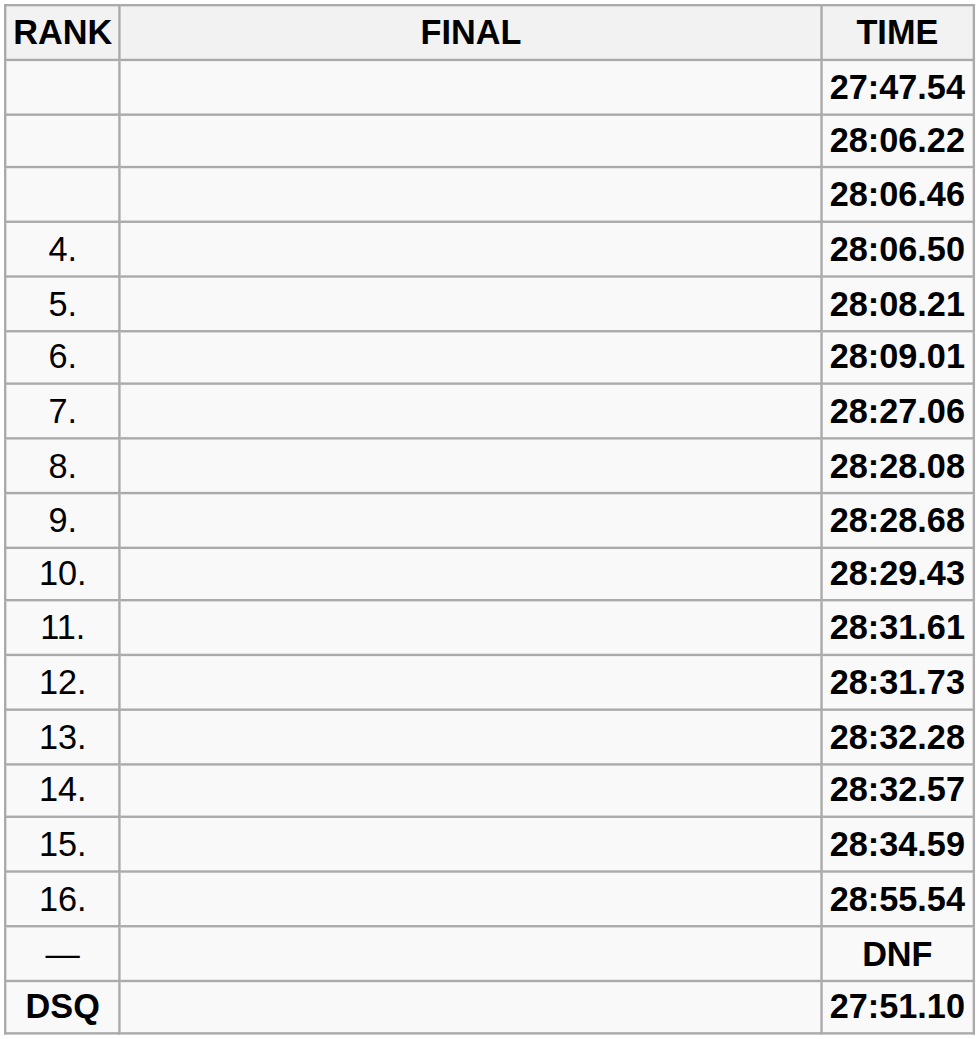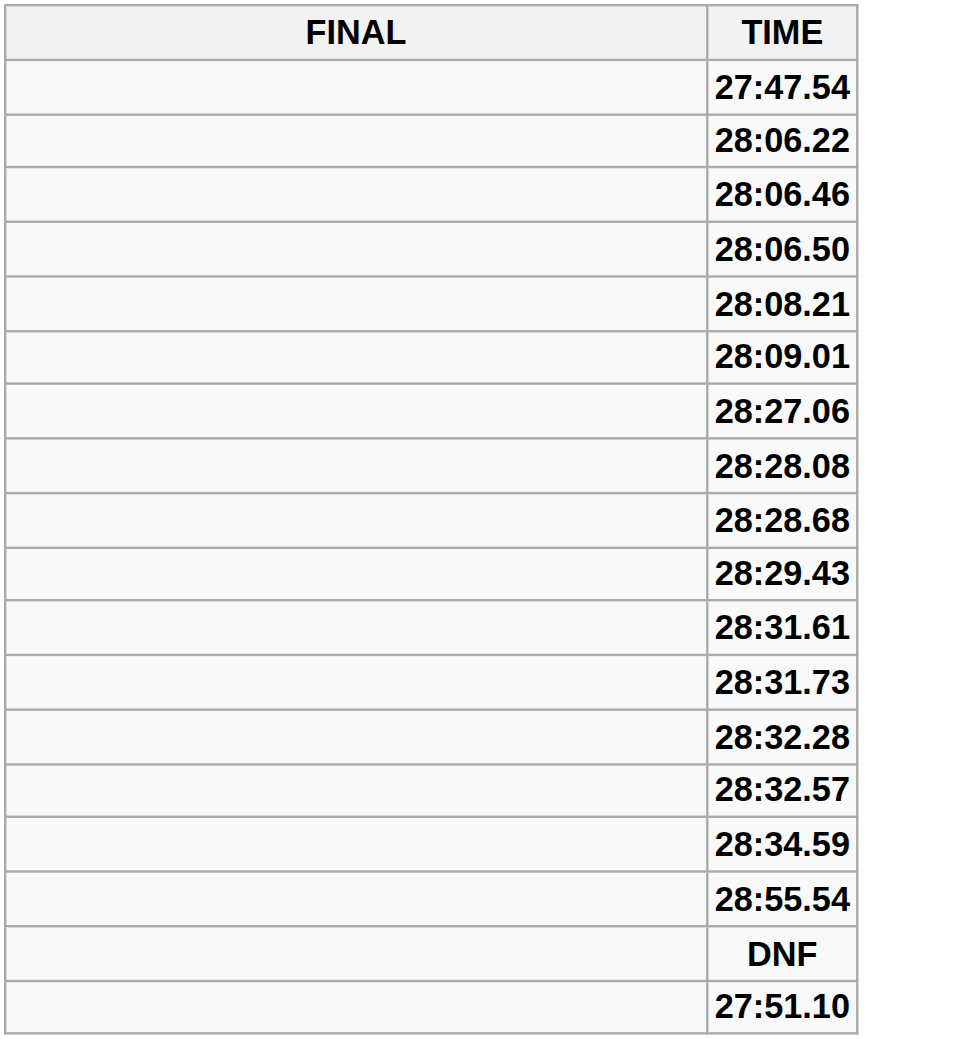- column: (63, 33)
